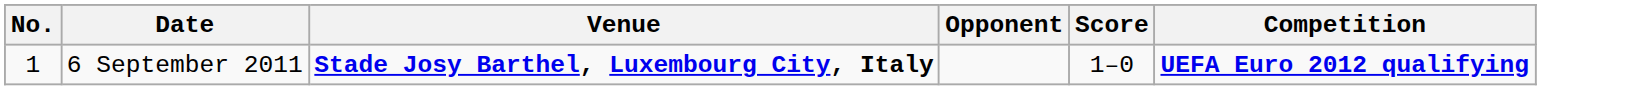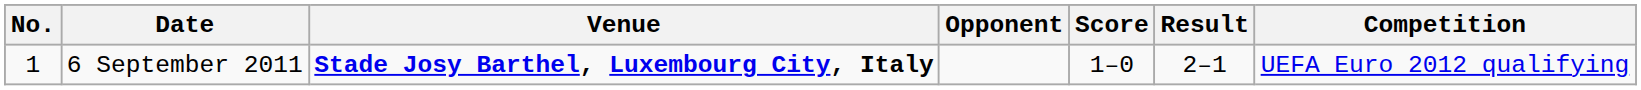+ column: (1205, 25)
(1345, 65) bold -> (1445, 65) normal
